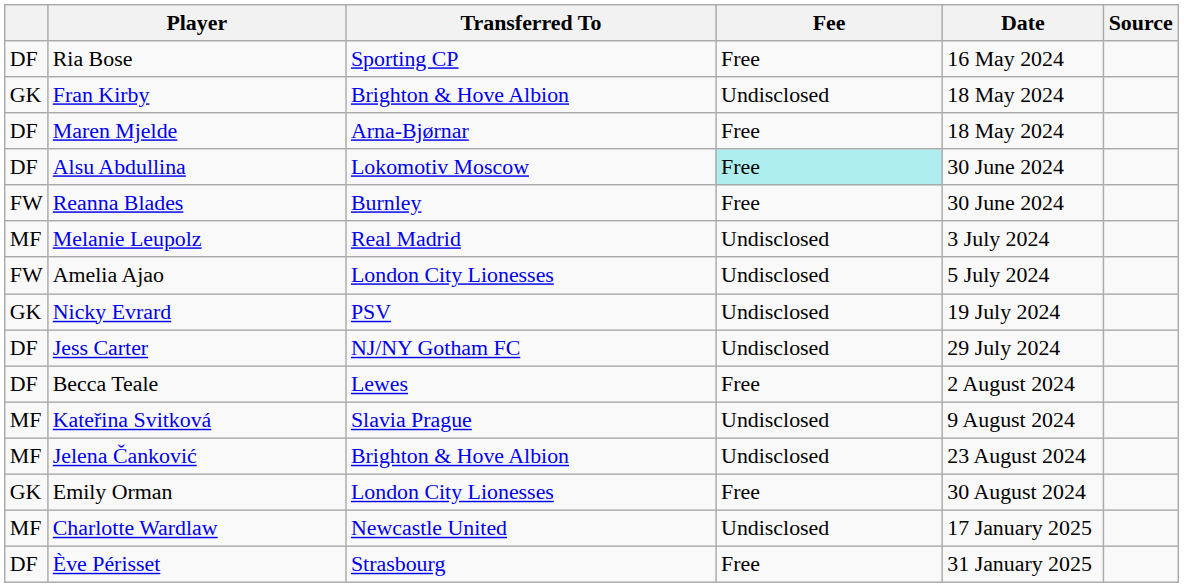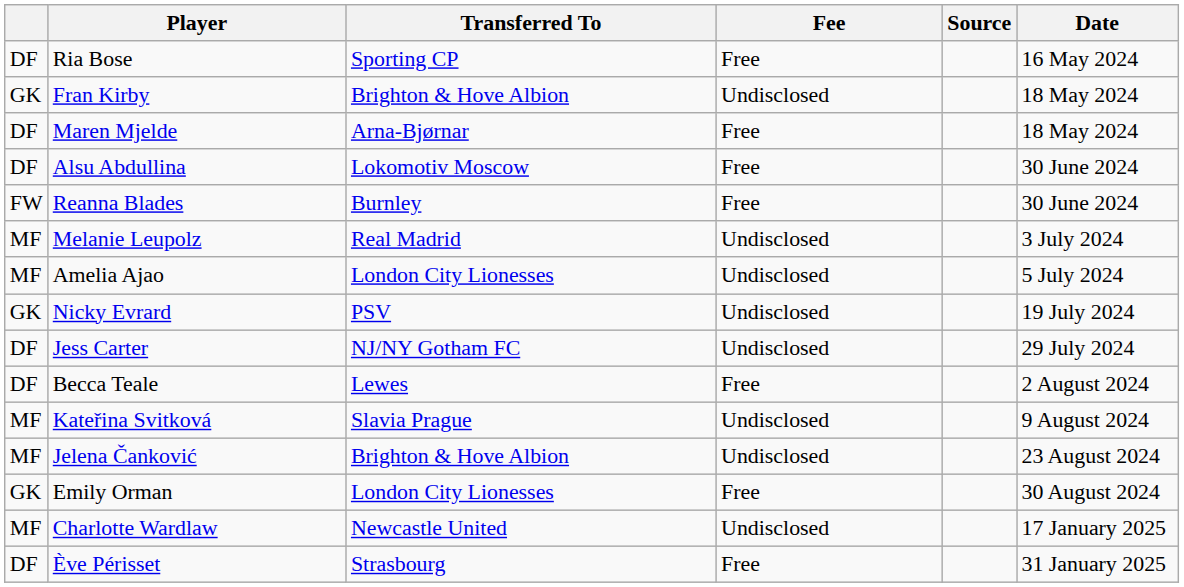columns swapped: (1023, 22) <-> (1141, 22)
(741, 167) paleturquoise background -> (741, 167) no background
(26, 275) FW -> (26, 275) MF
